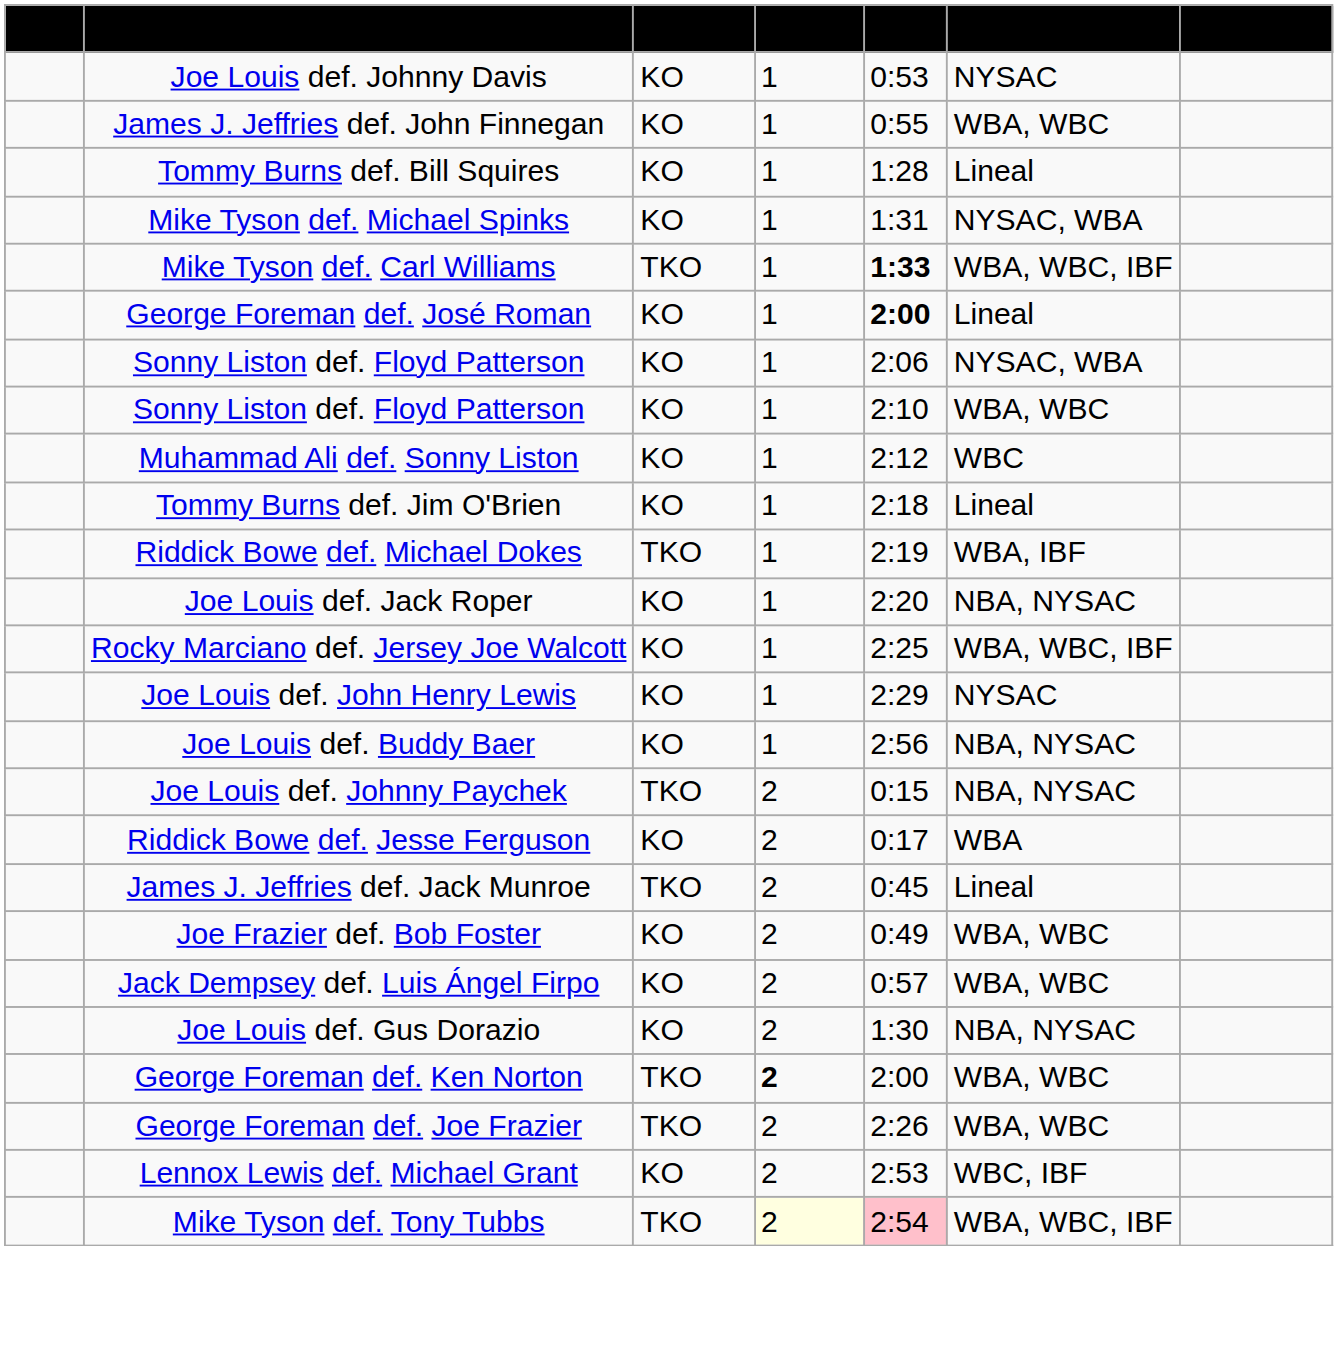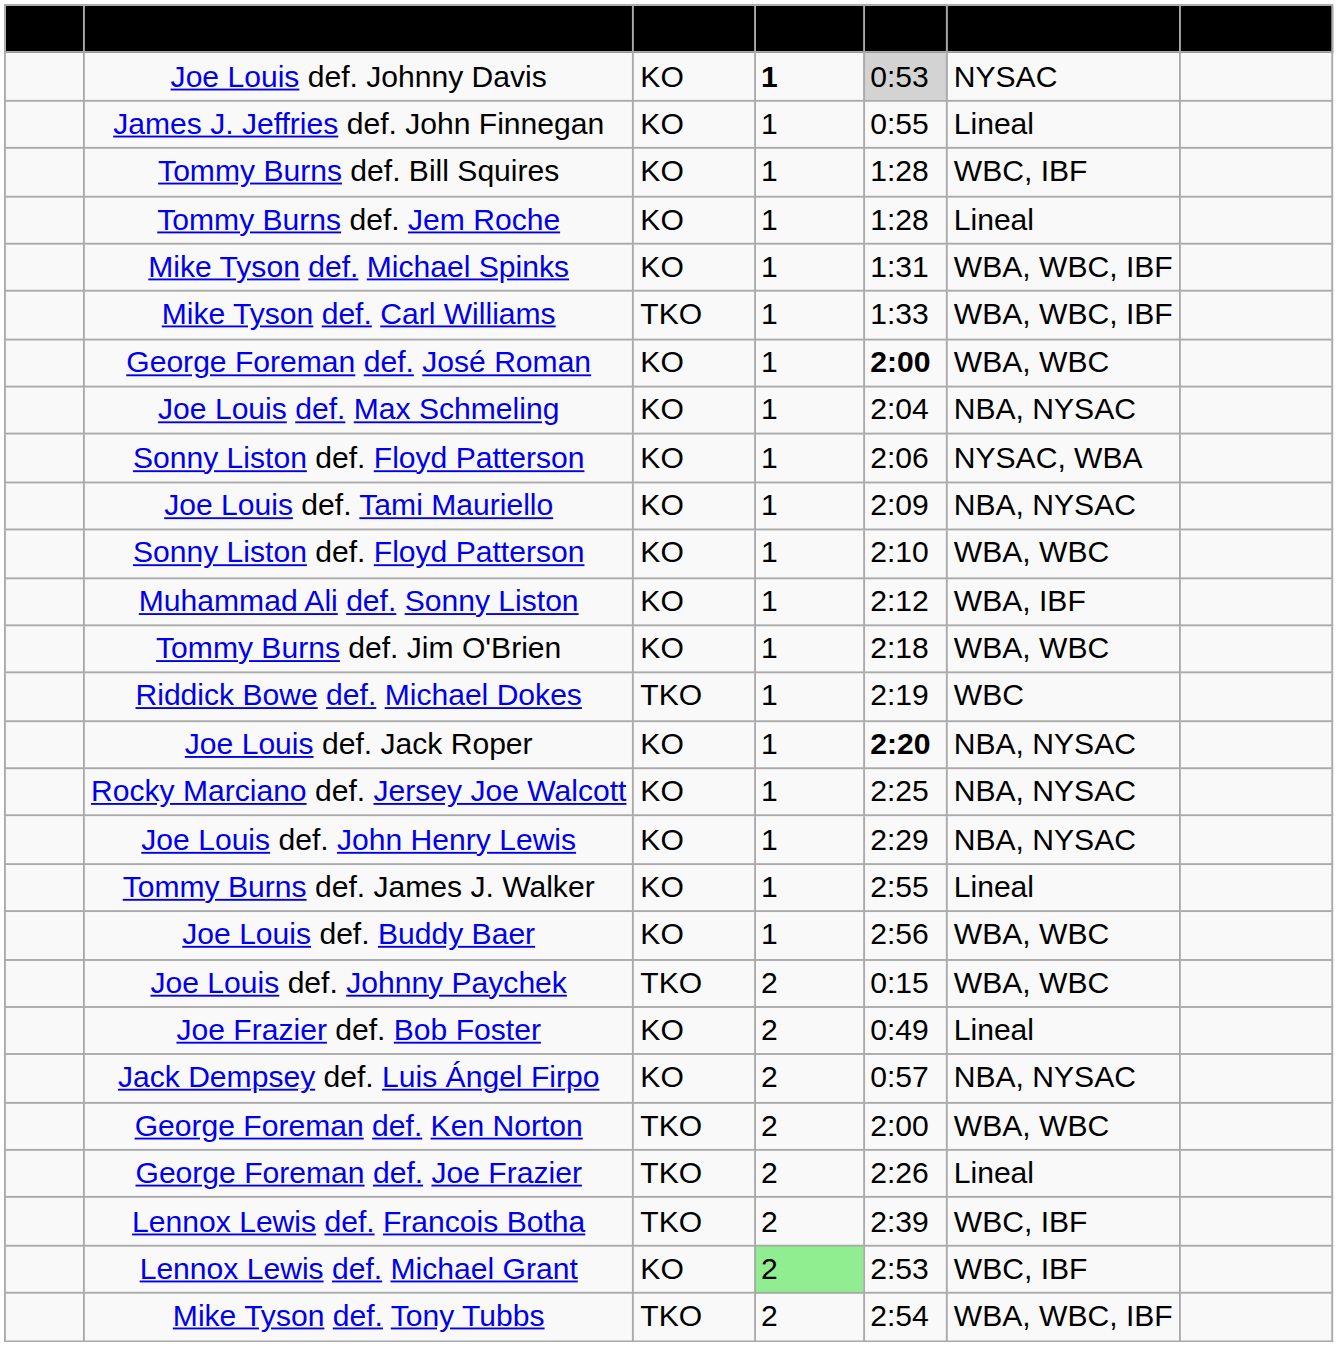(769, 76) normal -> (769, 76) bold
(899, 76) no background -> (899, 76) lightgrey background
(1031, 123) WBA, WBC -> (994, 123) Lineal
(994, 171) Lineal -> (1021, 171) WBC, IBF
+ row: (359, 219)
(1048, 219) NYSAC, WBA -> (1063, 266) WBA, WBC, IBF
(900, 266) bold -> (899, 314) normal
(994, 314) Lineal -> (1031, 362) WBA, WBC
+ row: (359, 409)
+ row: (359, 505)
(989, 457) WBC -> (1020, 600) WBA, IBF
(994, 505) Lineal -> (1031, 648) WBA, WBC
(1020, 553) WBA, IBF -> (989, 696) WBC
(899, 600) normal -> (900, 743) bold
(1063, 648) WBA, WBC, IBF -> (1045, 791) NBA, NYSAC
(1006, 696) NYSAC -> (1045, 839) NBA, NYSAC
+ row: (359, 887)
(1045, 743) NBA, NYSAC -> (1031, 934) WBA, WBC
(1045, 791) NBA, NYSAC -> (1031, 982) WBA, WBC
- row: (359, 839)
- row: (359, 887)
(1031, 934) WBA, WBC -> (994, 1030) Lineal
(1031, 982) WBA, WBC -> (1045, 1077) NBA, NYSAC
- row: (359, 1030)
(769, 1077) bold -> (769, 1125) normal
(1031, 1125) WBA, WBC -> (994, 1173) Lineal
+ row: (359, 1220)
(769, 1173) no background -> (769, 1268) lightgreen background
(769, 1220) lightyellow background -> (769, 1316) no background
(899, 1220) pink background -> (899, 1316) no background
